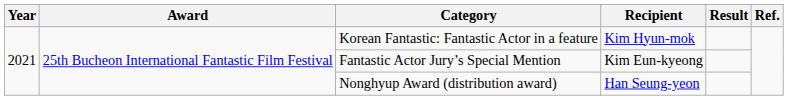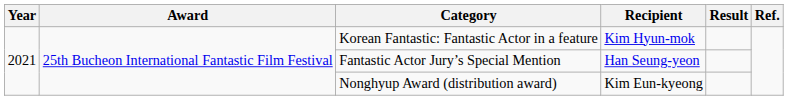(654, 60) Kim Eun-kyeong -> (652, 60) Han Seung-yeon
(652, 83) Han Seung-yeon -> (654, 83) Kim Eun-kyeong
